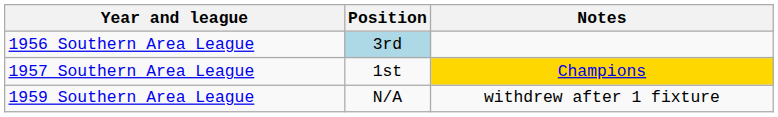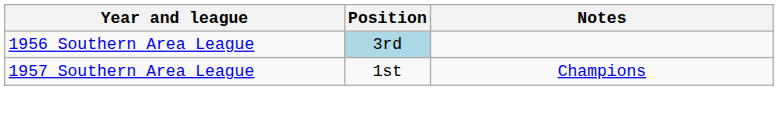(602, 71) gold background -> (602, 71) no background
- row: (131, 98)
